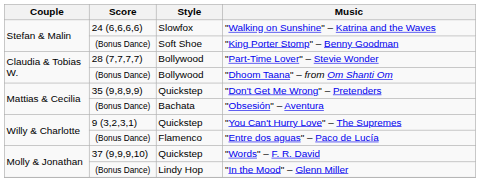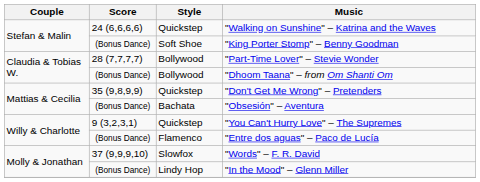(176, 28) Slowfox -> (180, 28) Quickstep
(180, 153) Quickstep -> (176, 153) Slowfox
